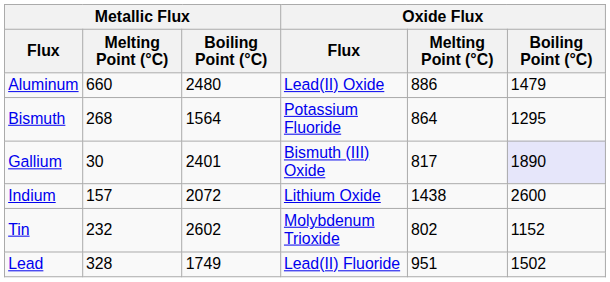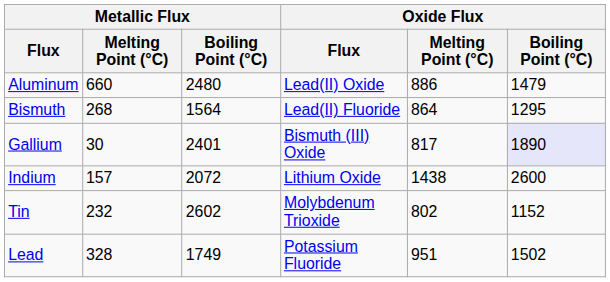(321, 119) Potassium Fluoride -> (342, 110) Lead(II) Fluoride
(342, 264) Lead(II) Fluoride -> (321, 255) Potassium Fluoride
